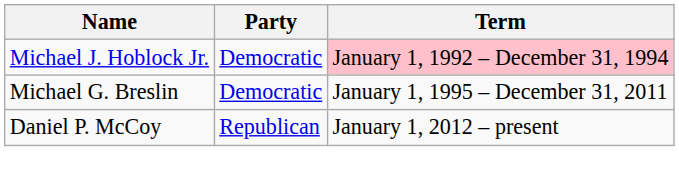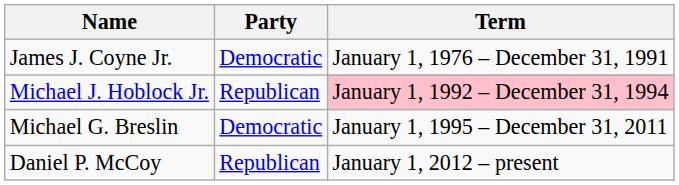+ row: (91, 57)
(271, 57) Democratic -> (270, 92) Republican
